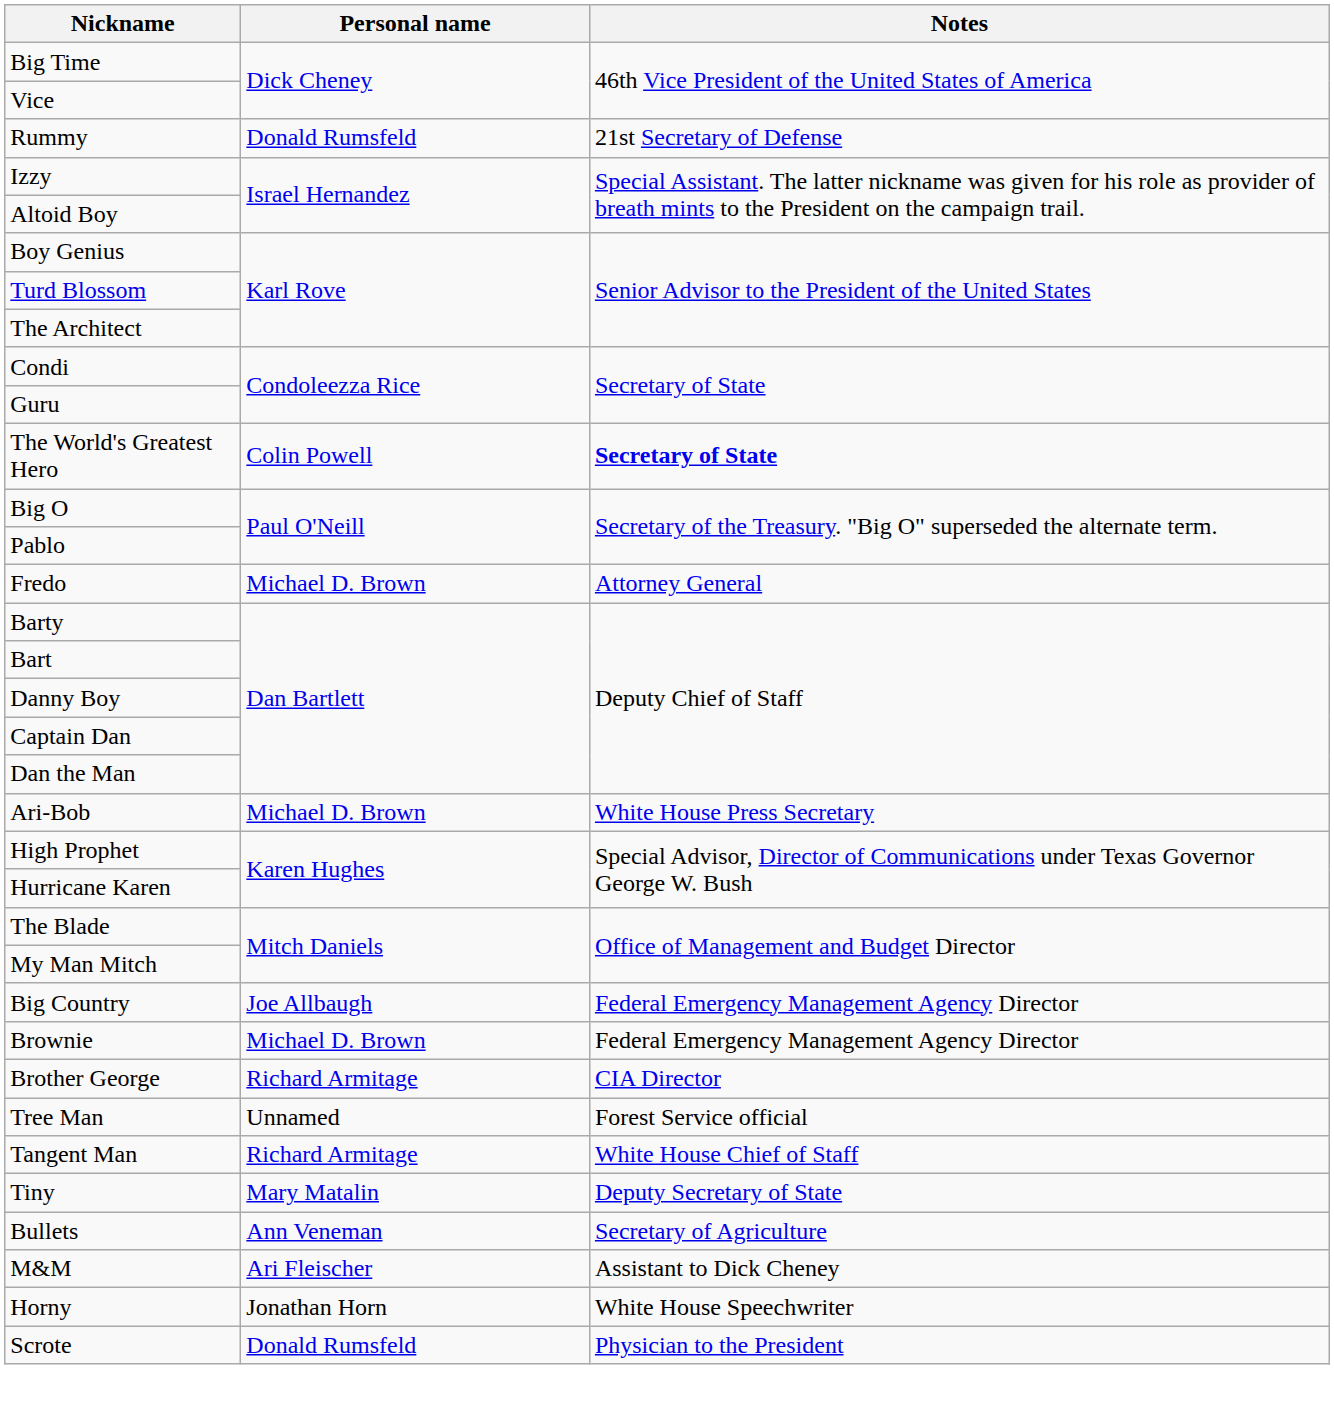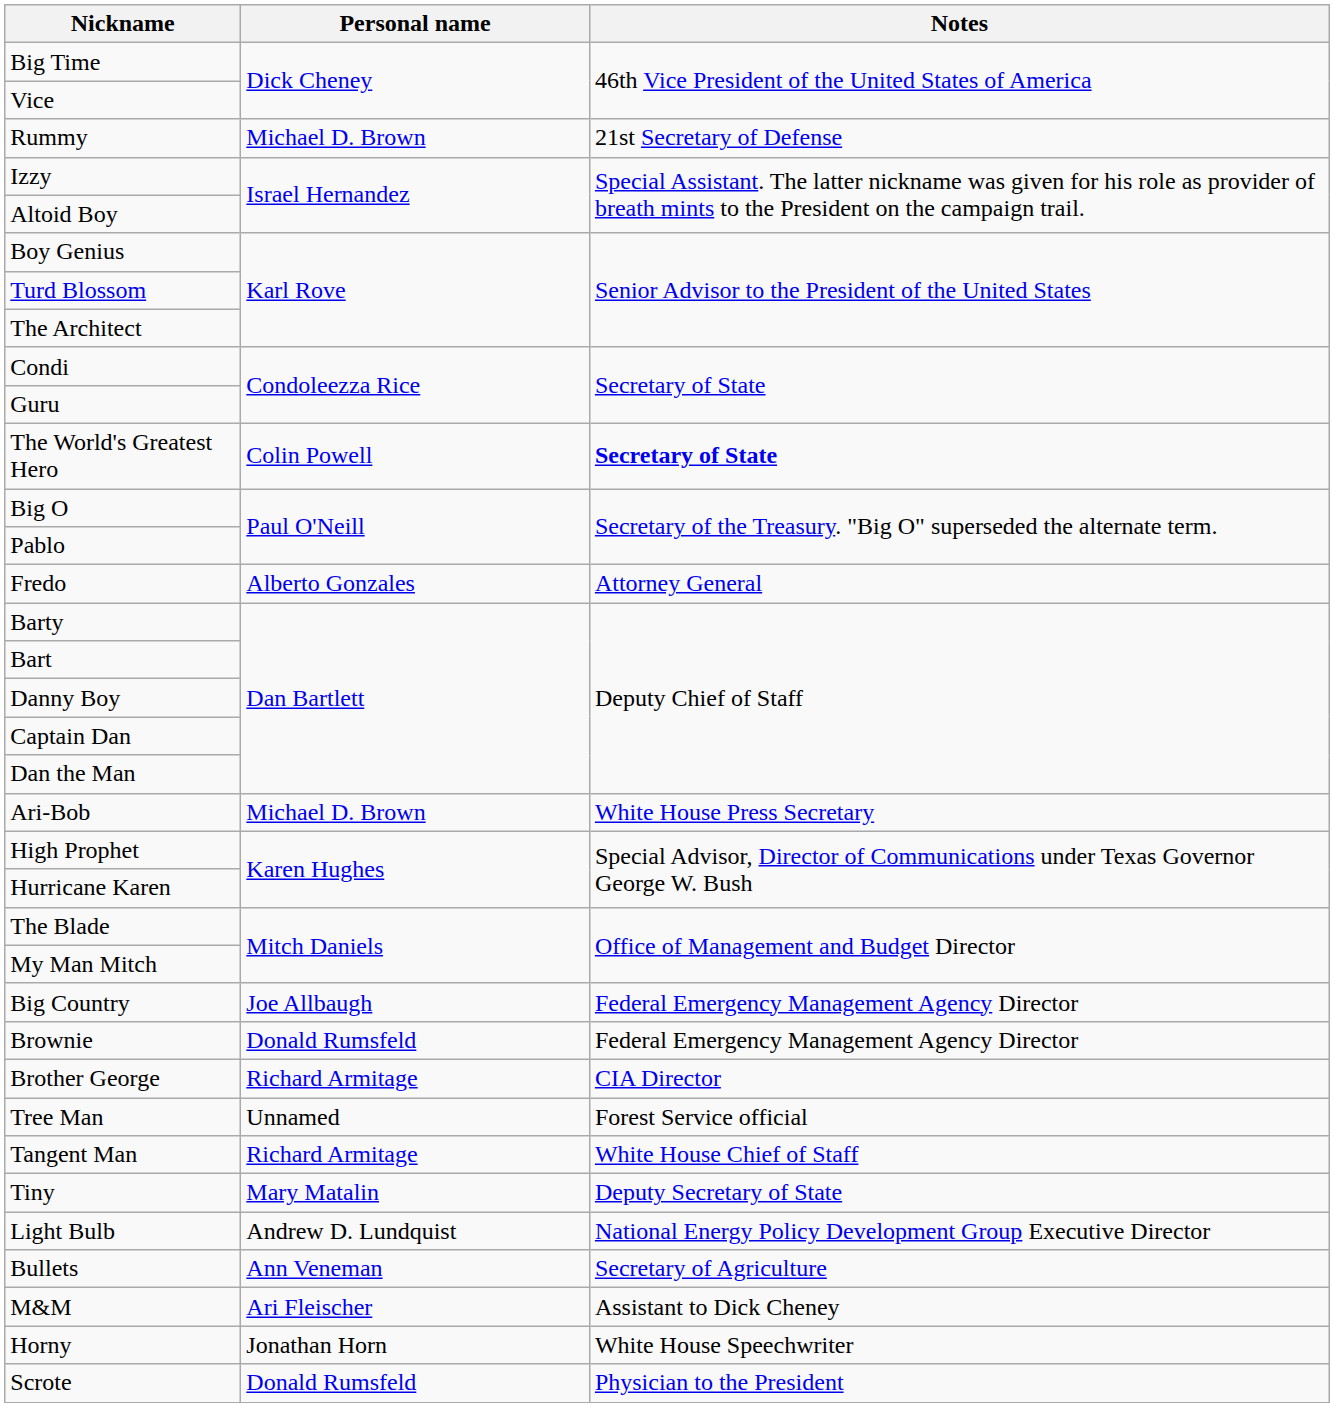(331, 137) Donald Rumsfeld -> (336, 137) Michael D. Brown
(336, 583) Michael D. Brown -> (331, 583) Alberto Gonzales
(336, 1040) Michael D. Brown -> (331, 1040) Donald Rumsfeld
+ row: (63, 1230)
